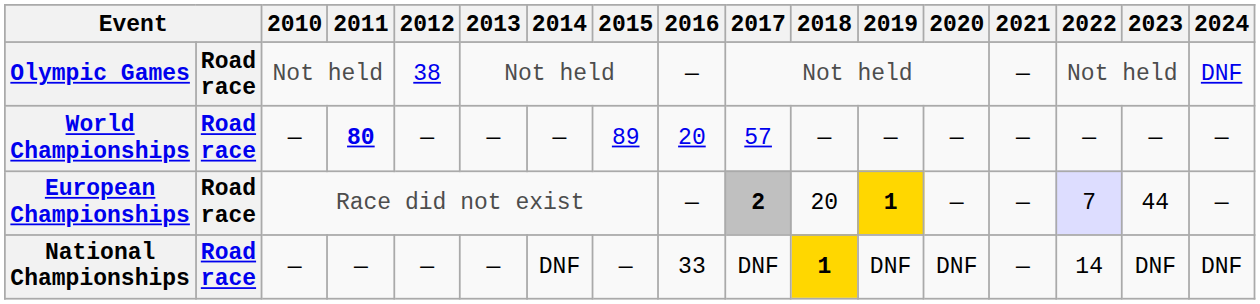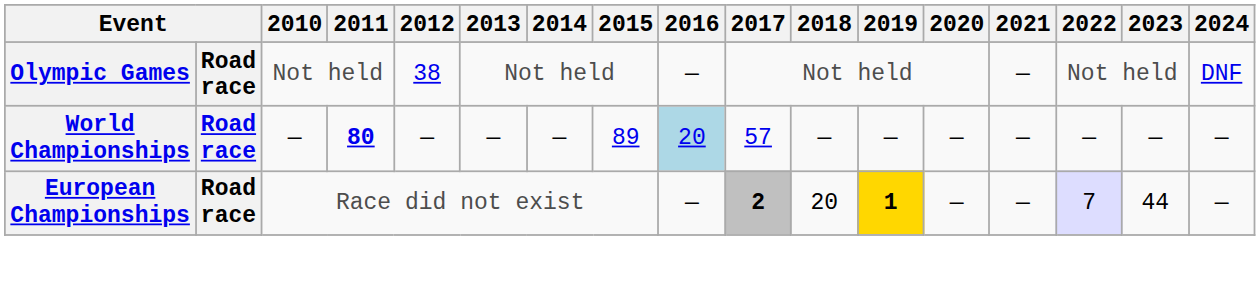(692, 138) no background -> (692, 138) lightblue background
- row: (100, 267)
